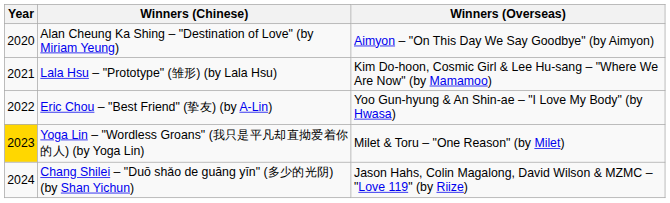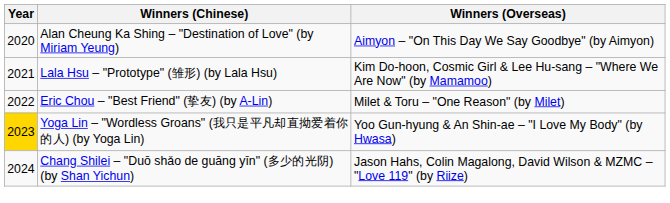(498, 107) Yoo Gun-hyung & An Shin-ae – "I Love My Body" (by Hwasa) -> (459, 101) Milet & Toru – "One Reason" (by Milet)
(459, 143) Milet & Toru – "One Reason" (by Milet) -> (498, 131) Yoo Gun-hyung & An Shin-ae – "I Love My Body" (by Hwasa)
